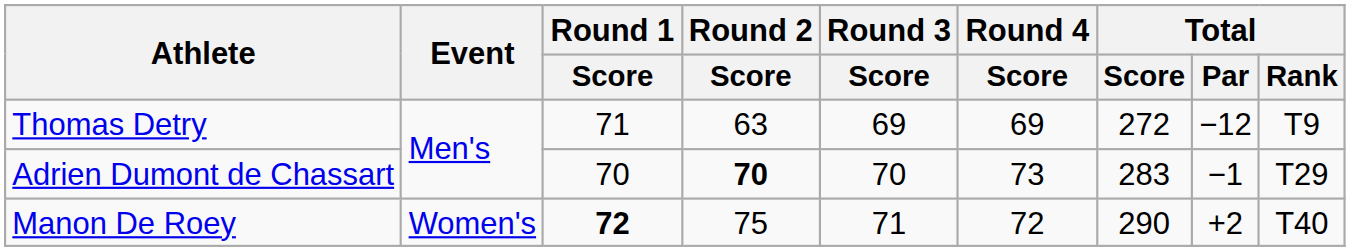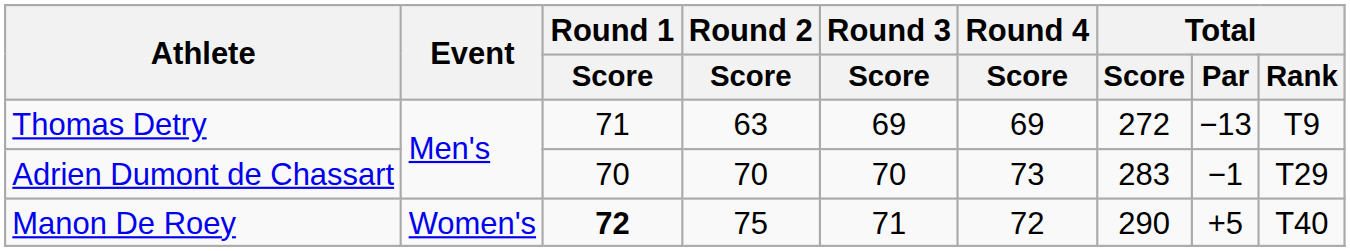(1225, 125) −12 -> (1225, 125) −13
(751, 174) bold -> (751, 174) normal
(1225, 223) +2 -> (1225, 223) +5
